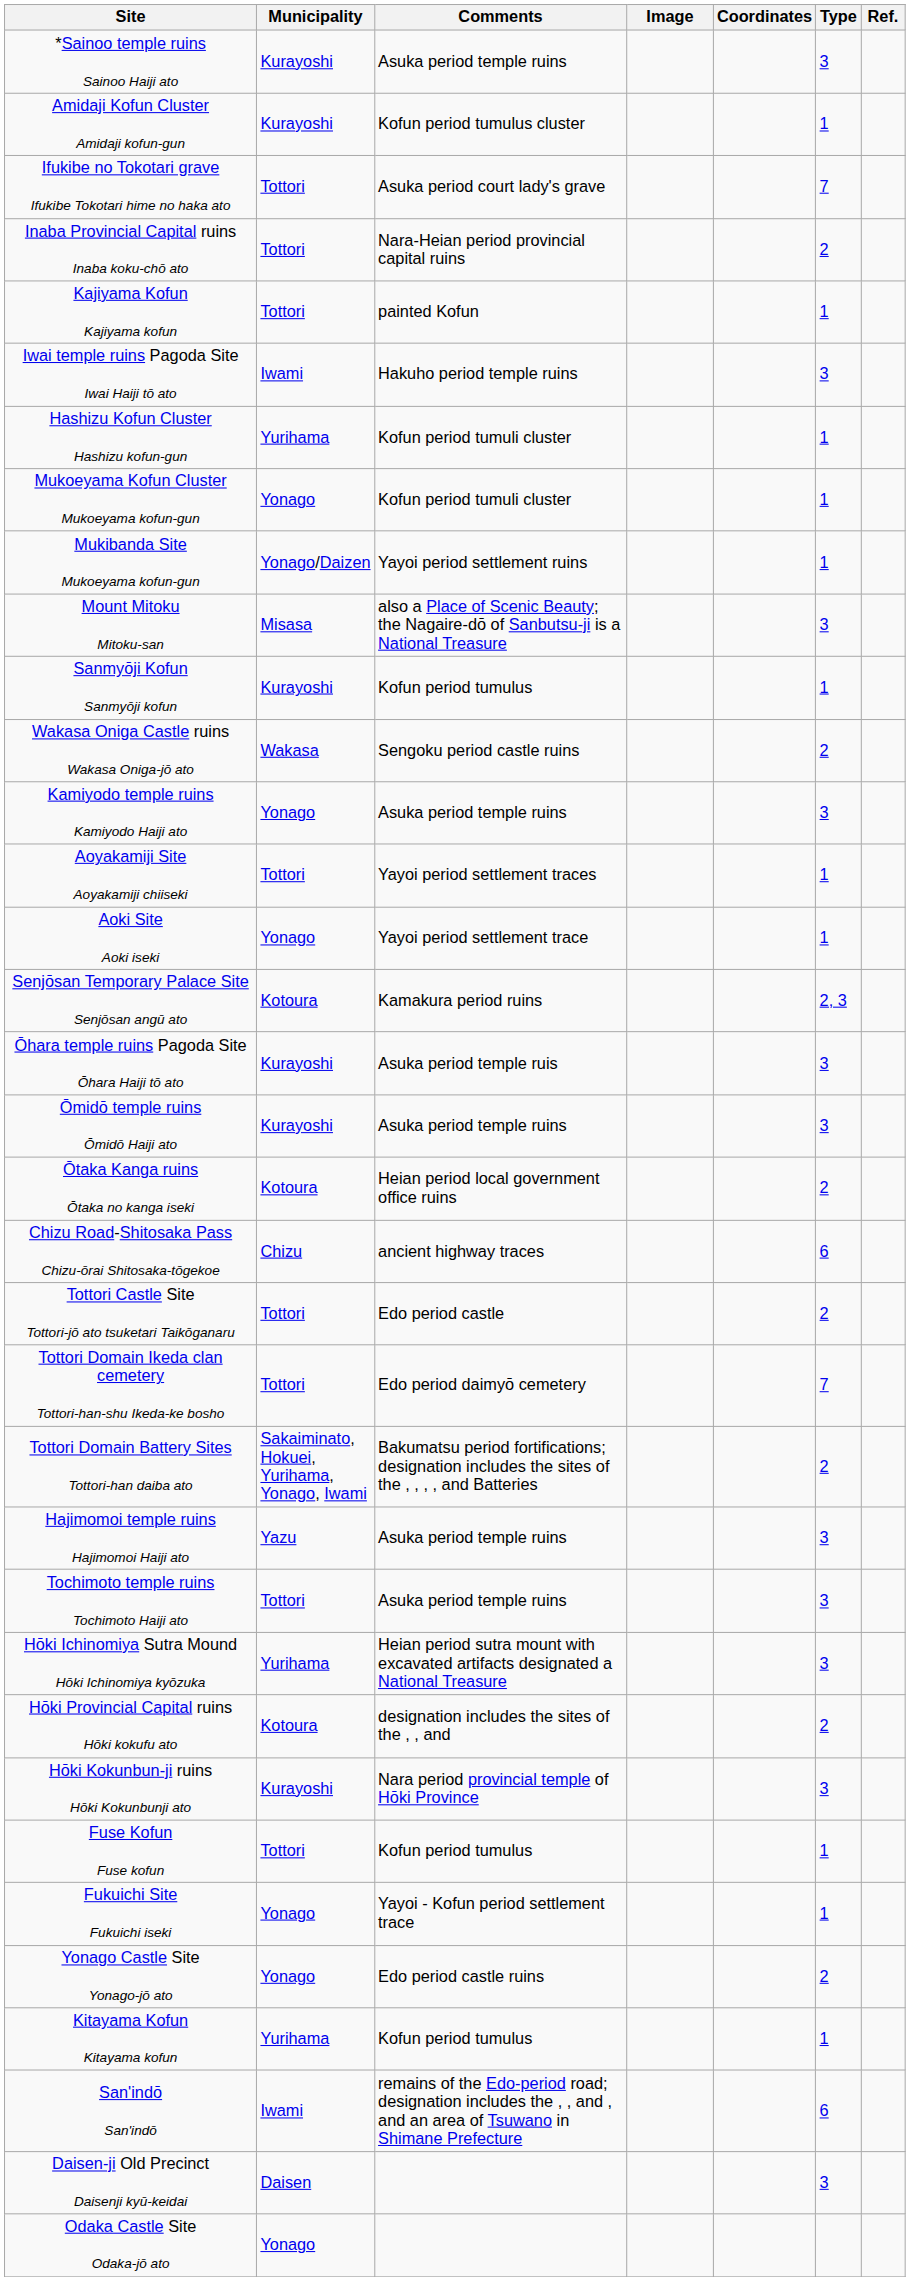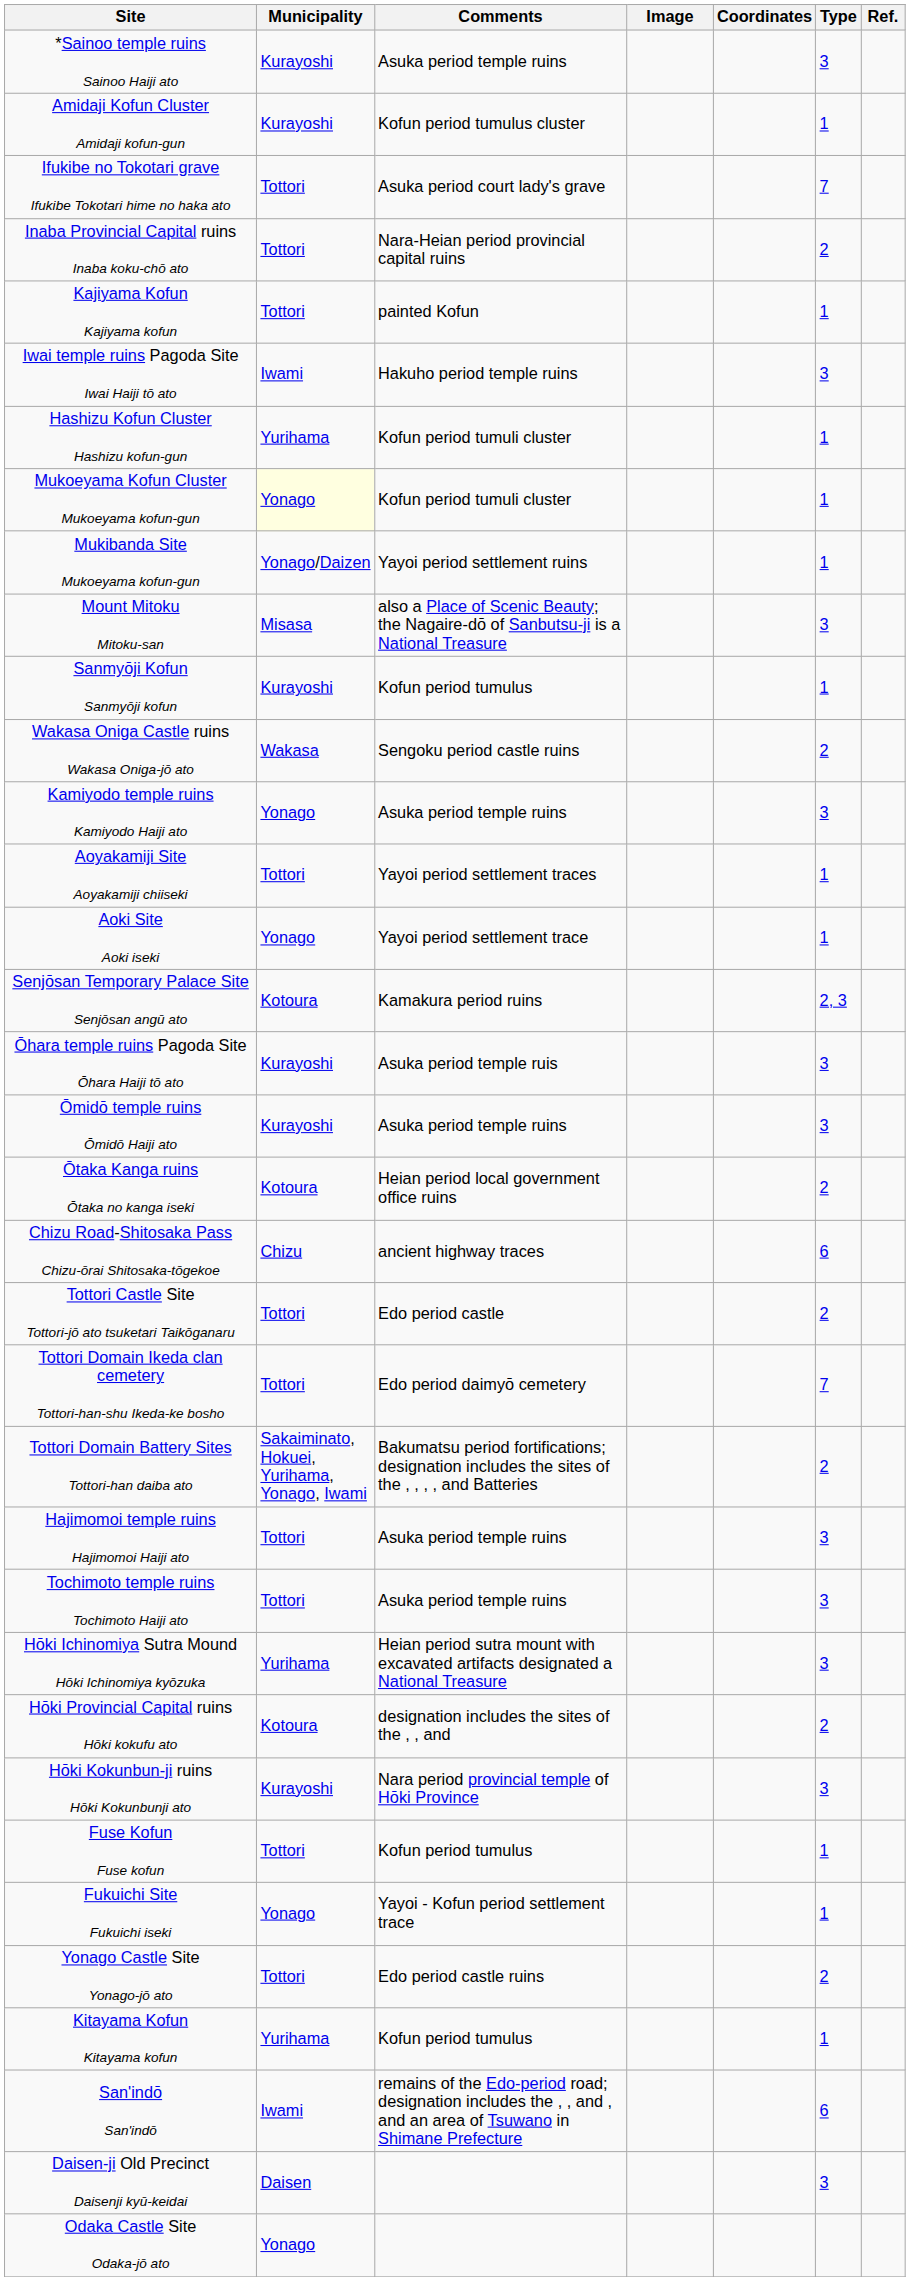(288, 499) no background -> (288, 499) lightyellow background
(278, 1538) Yazu -> (283, 1538) Tottori
(288, 1976) Yonago -> (283, 1976) Tottori
